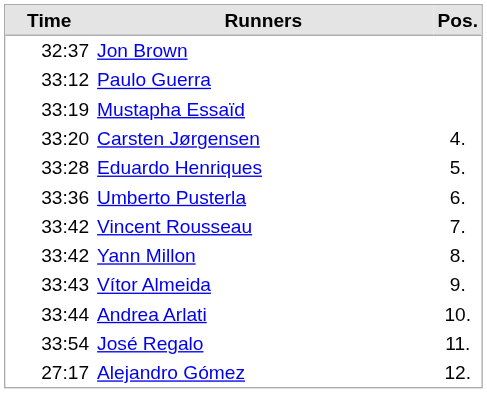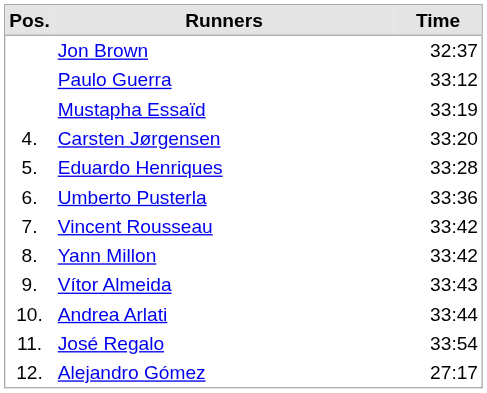columns swapped: (458, 20) <-> (49, 20)
